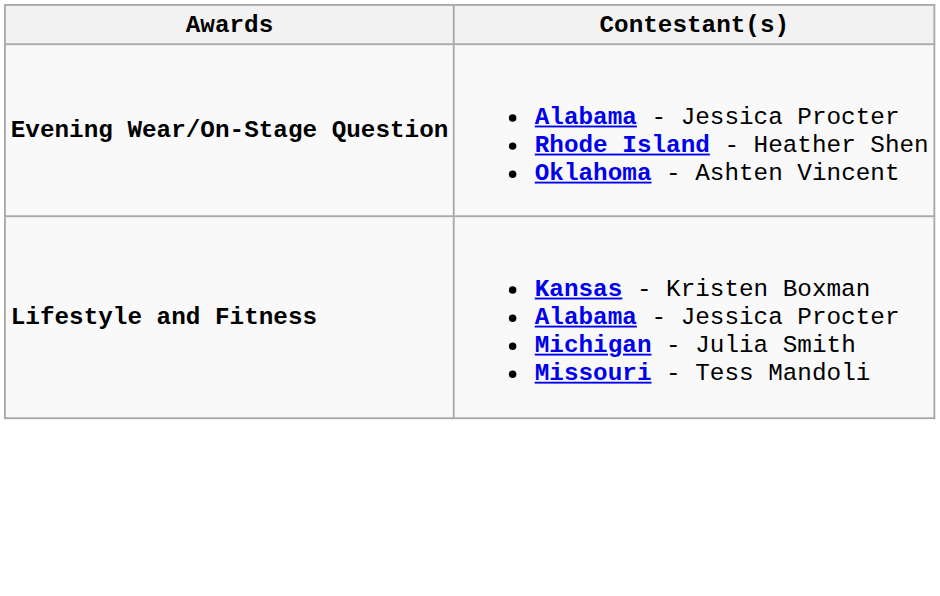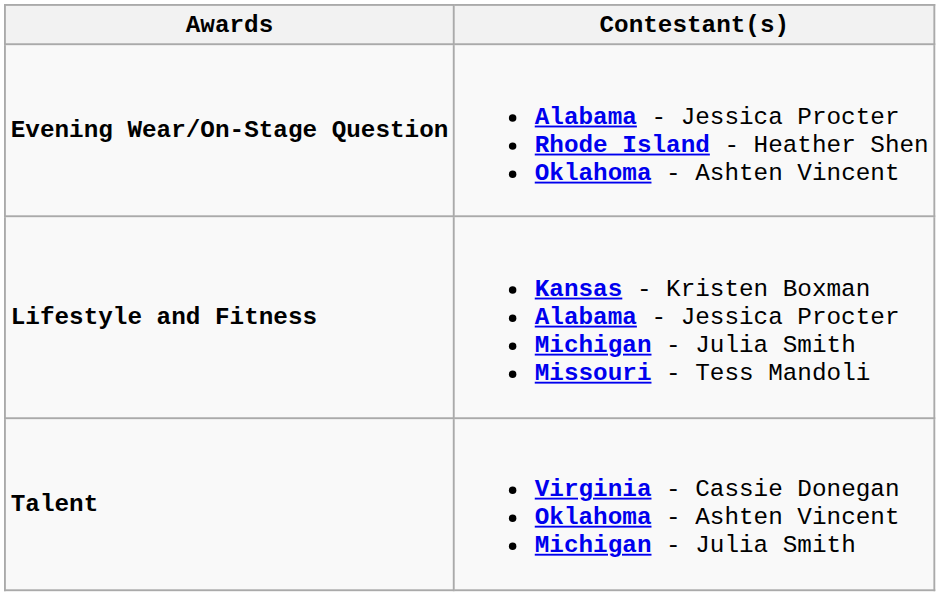+ row: (54, 504)
